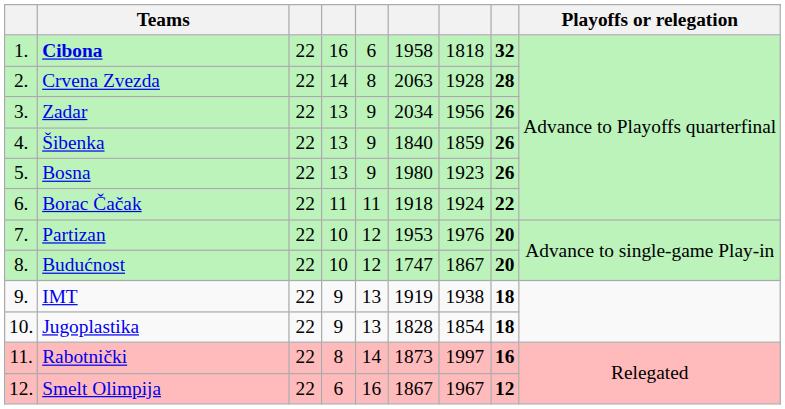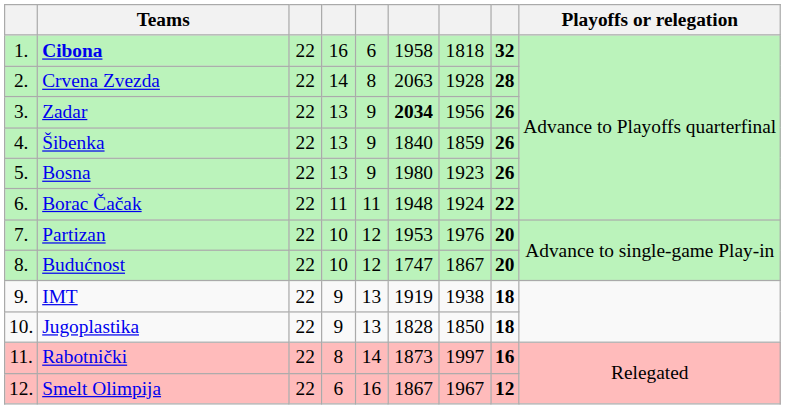(414, 111) normal -> (414, 111) bold
(414, 204) 1918 -> (414, 204) 1948
(465, 326) 1854 -> (465, 326) 1850
